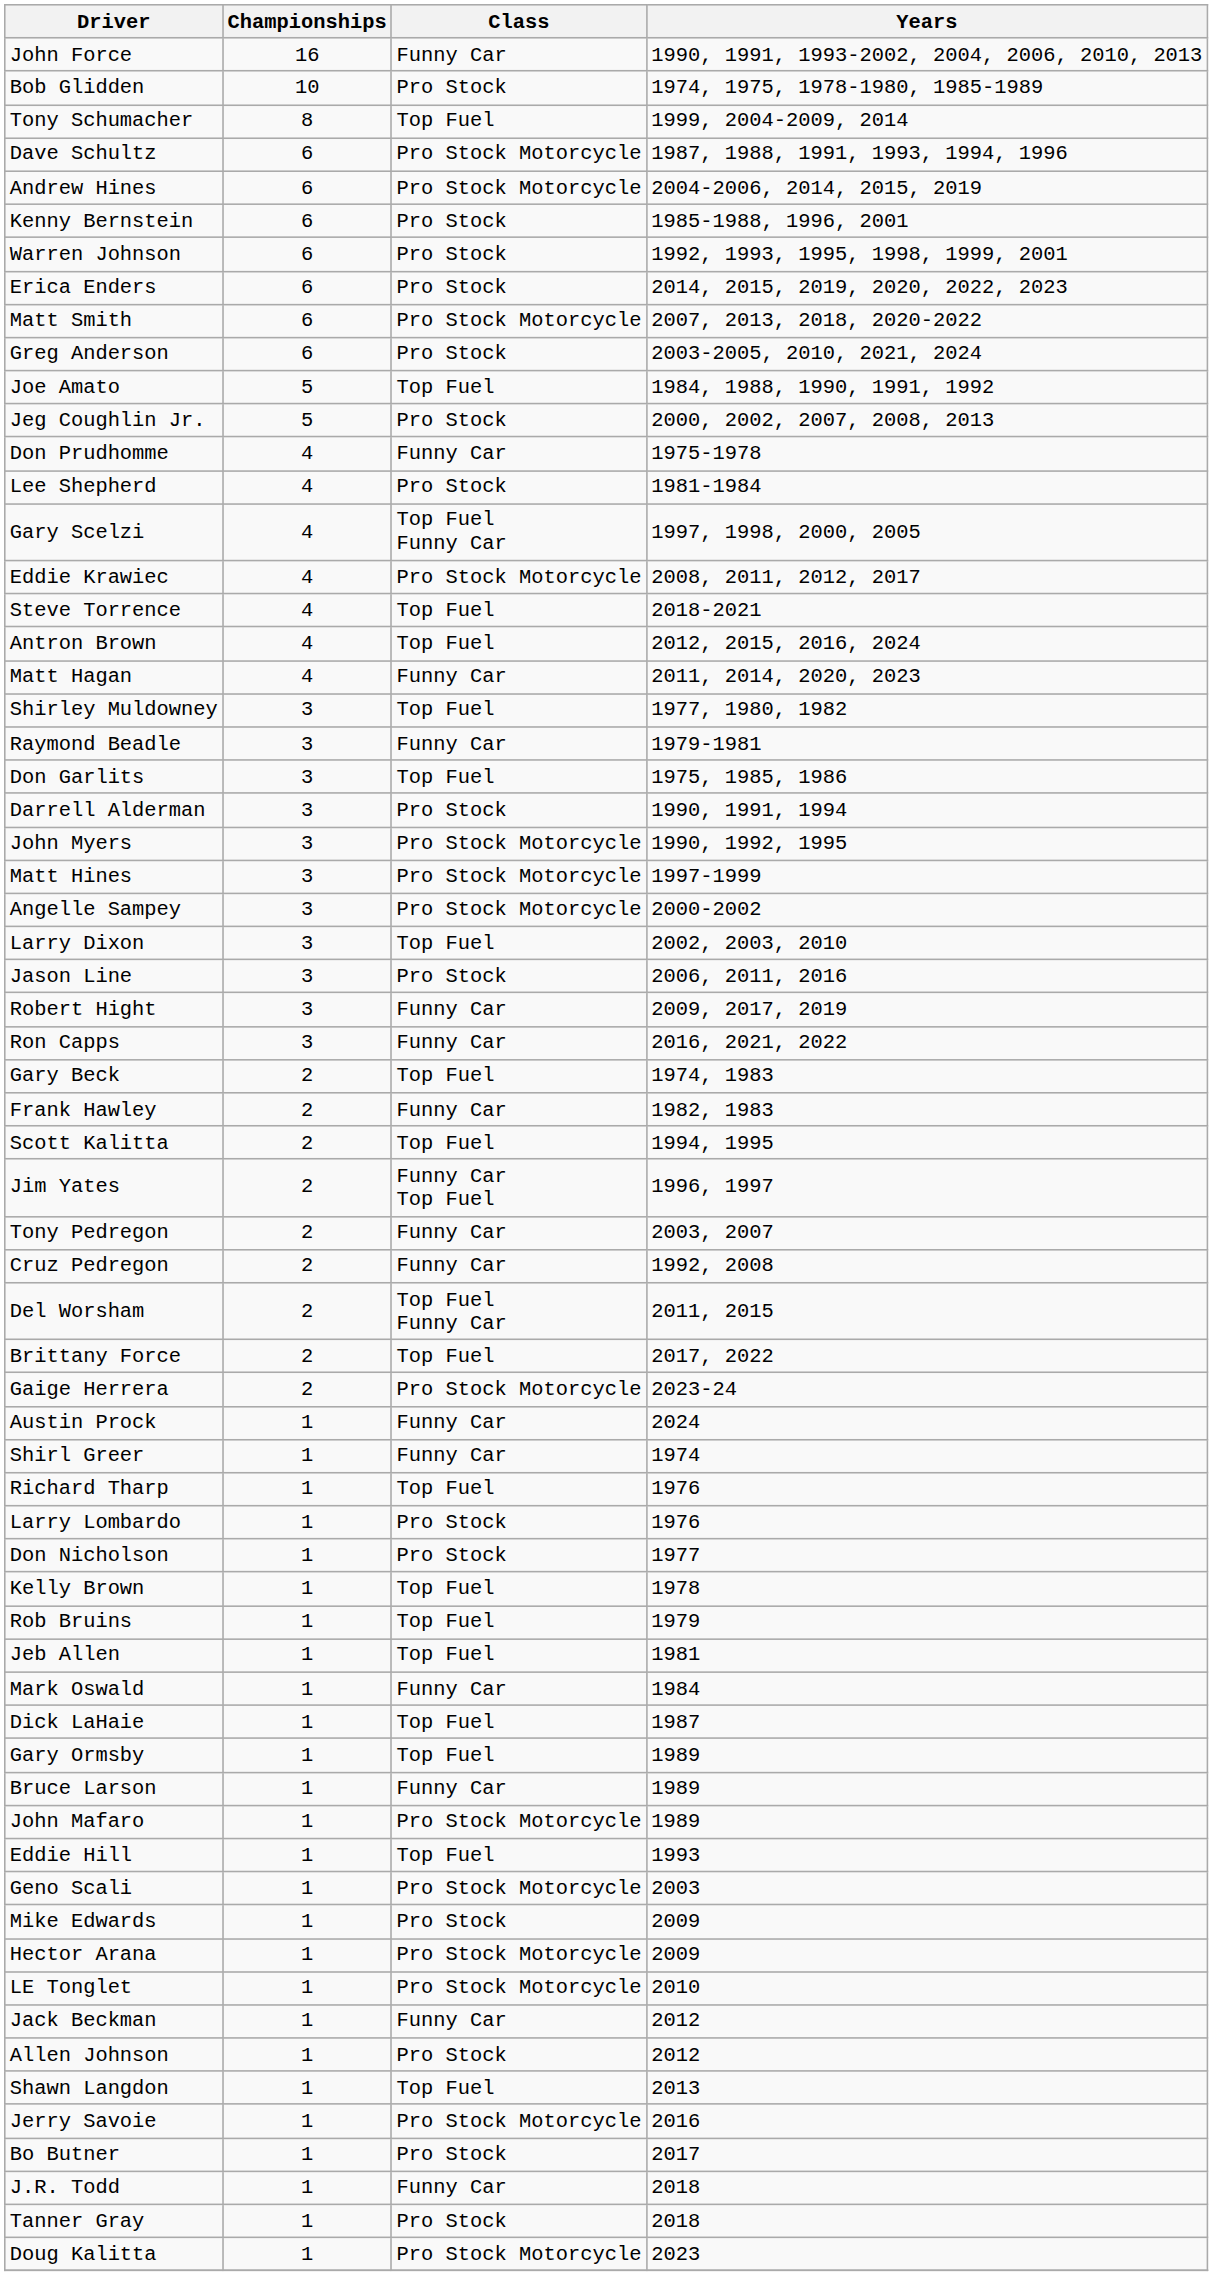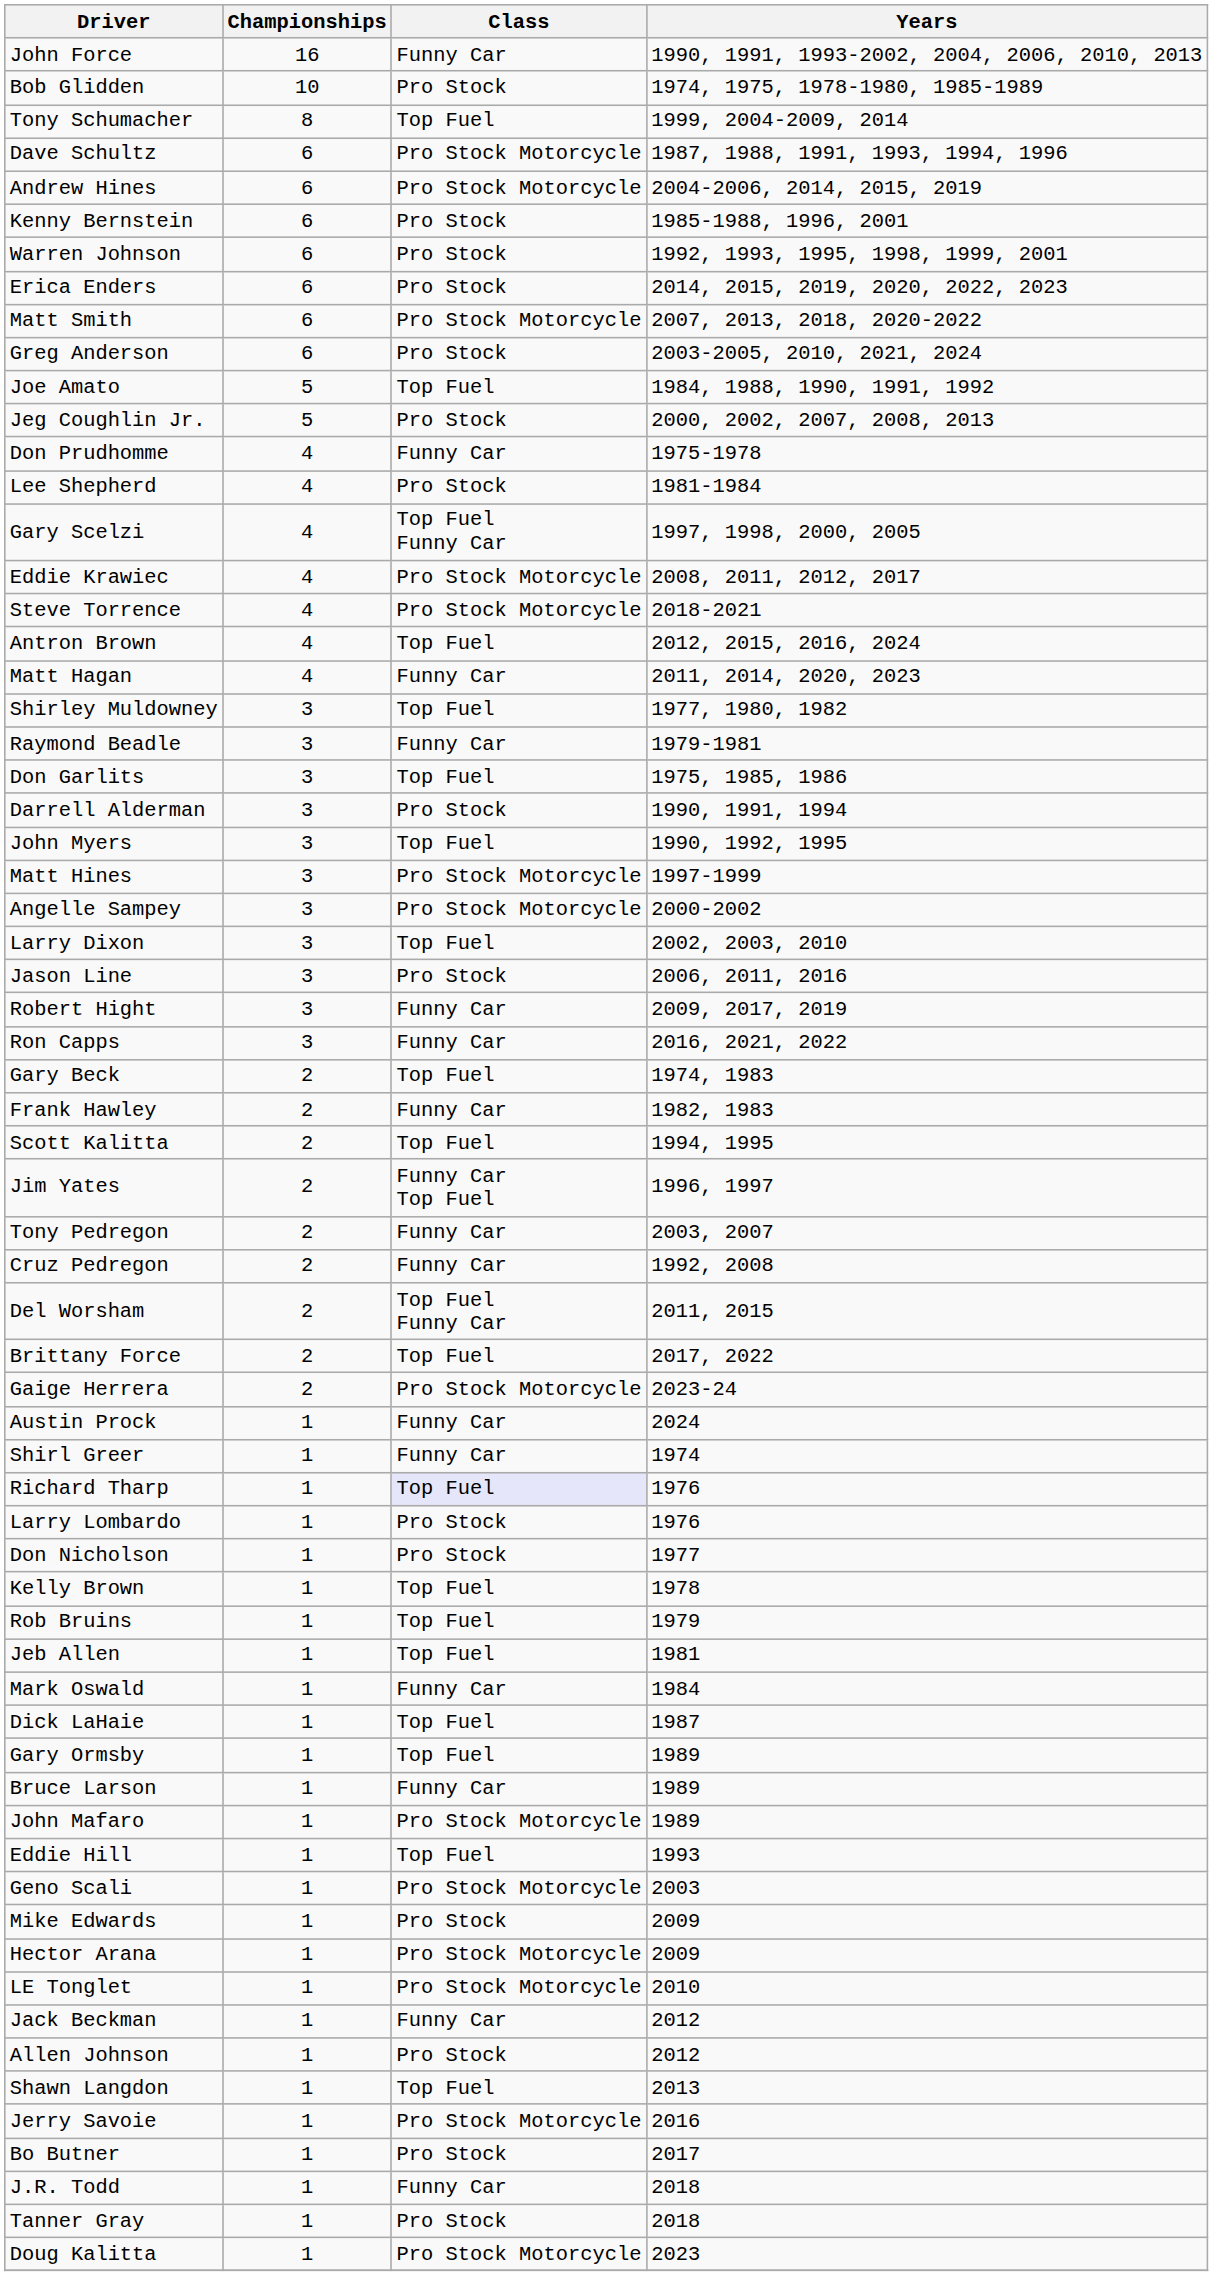(446, 610) Top Fuel -> (519, 610) Pro Stock Motorcycle
(519, 843) Pro Stock Motorcycle -> (446, 843) Top Fuel
(446, 1489) no background -> (446, 1489) lavender background
